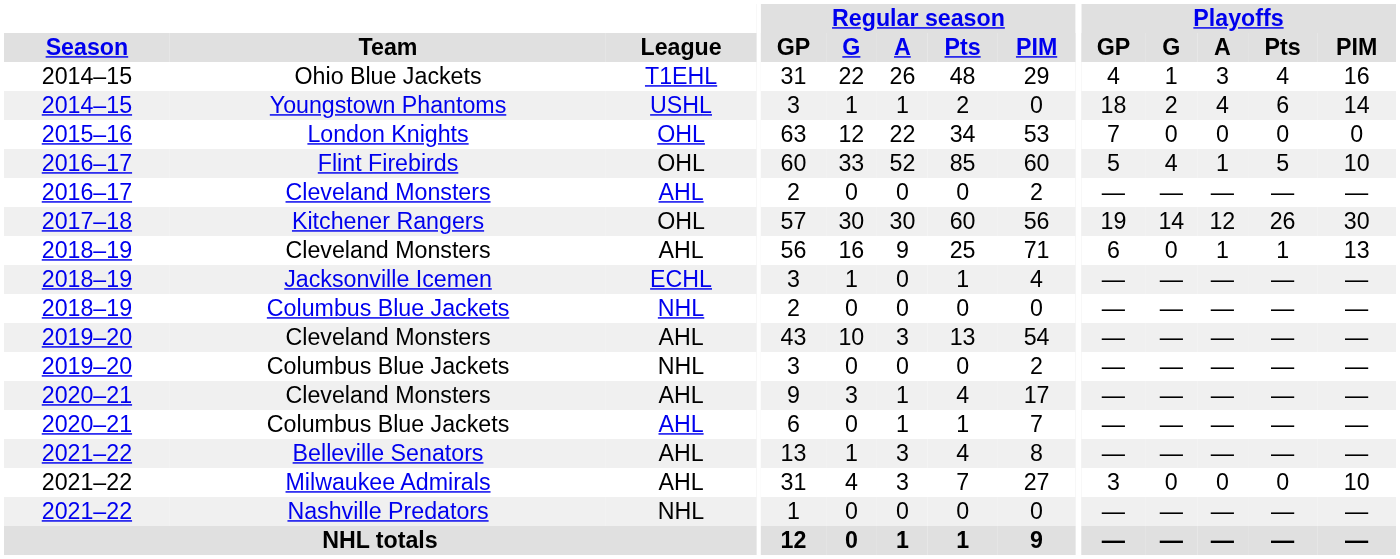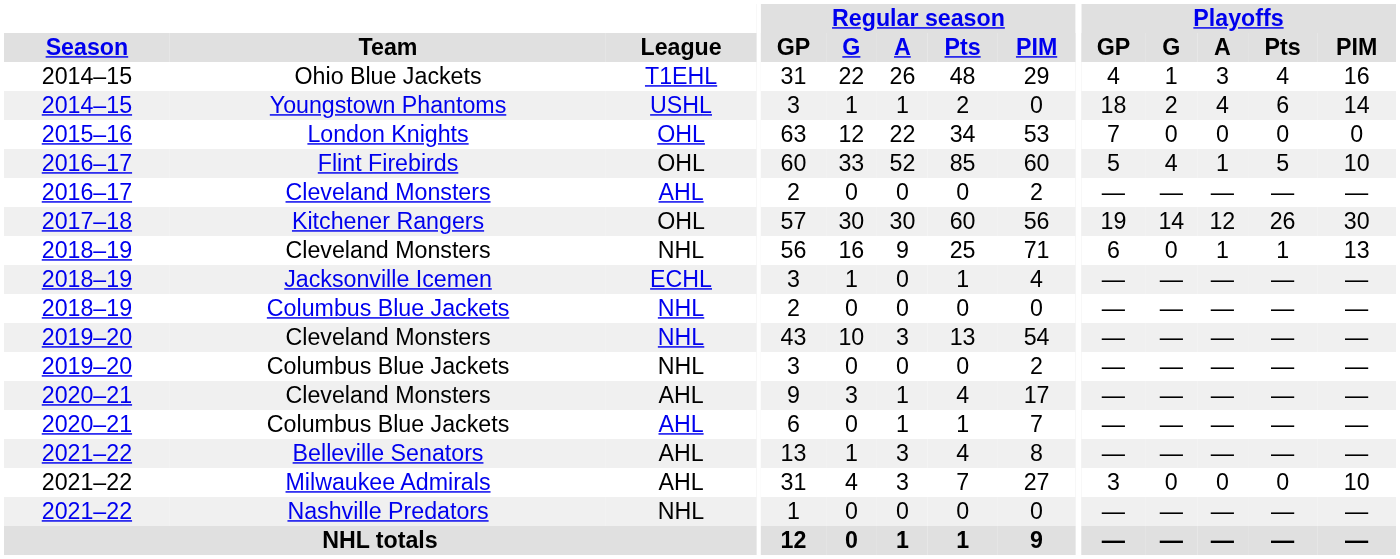(681, 250) AHL -> (681, 250) NHL
(681, 337) AHL -> (681, 337) NHL
